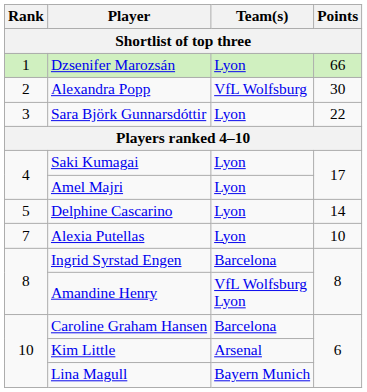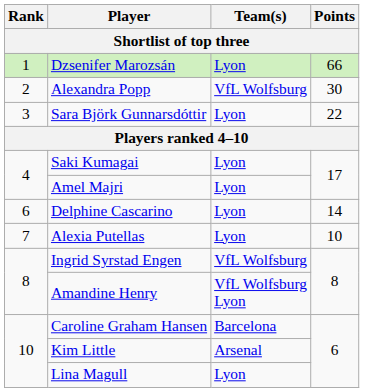(26, 211) 5 -> (26, 211) 6
(245, 260) Barcelona -> (261, 260) VfL Wolfsburg
(262, 374) Bayern Munich -> (230, 374) Lyon
